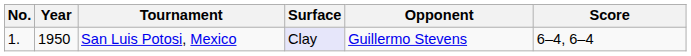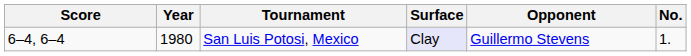columns swapped: (20, 16) <-> (610, 16)
(54, 39) 1950 -> (176, 39) 1980
